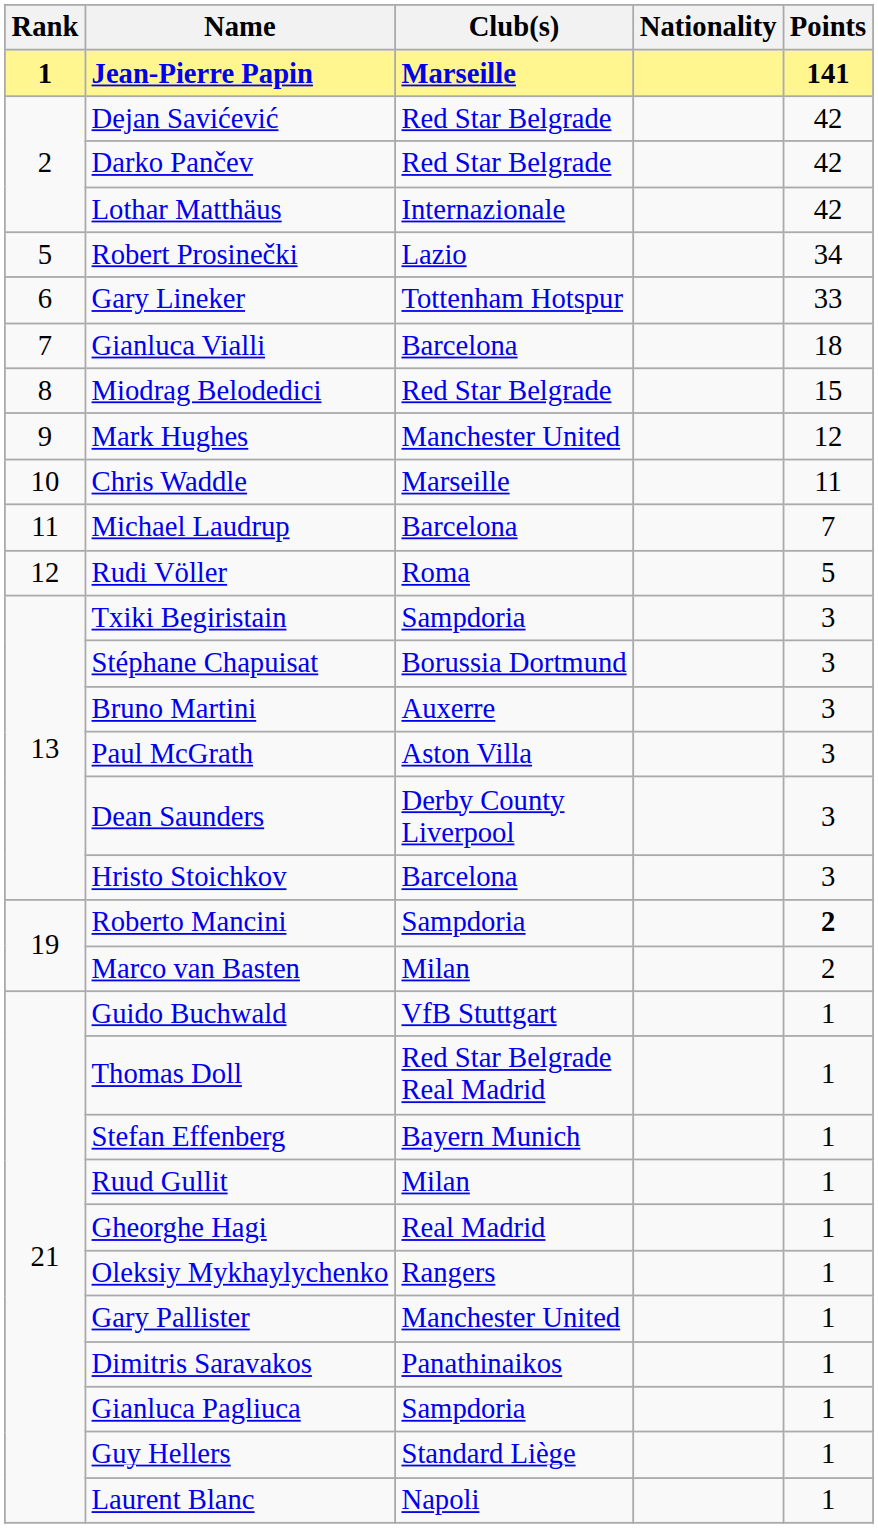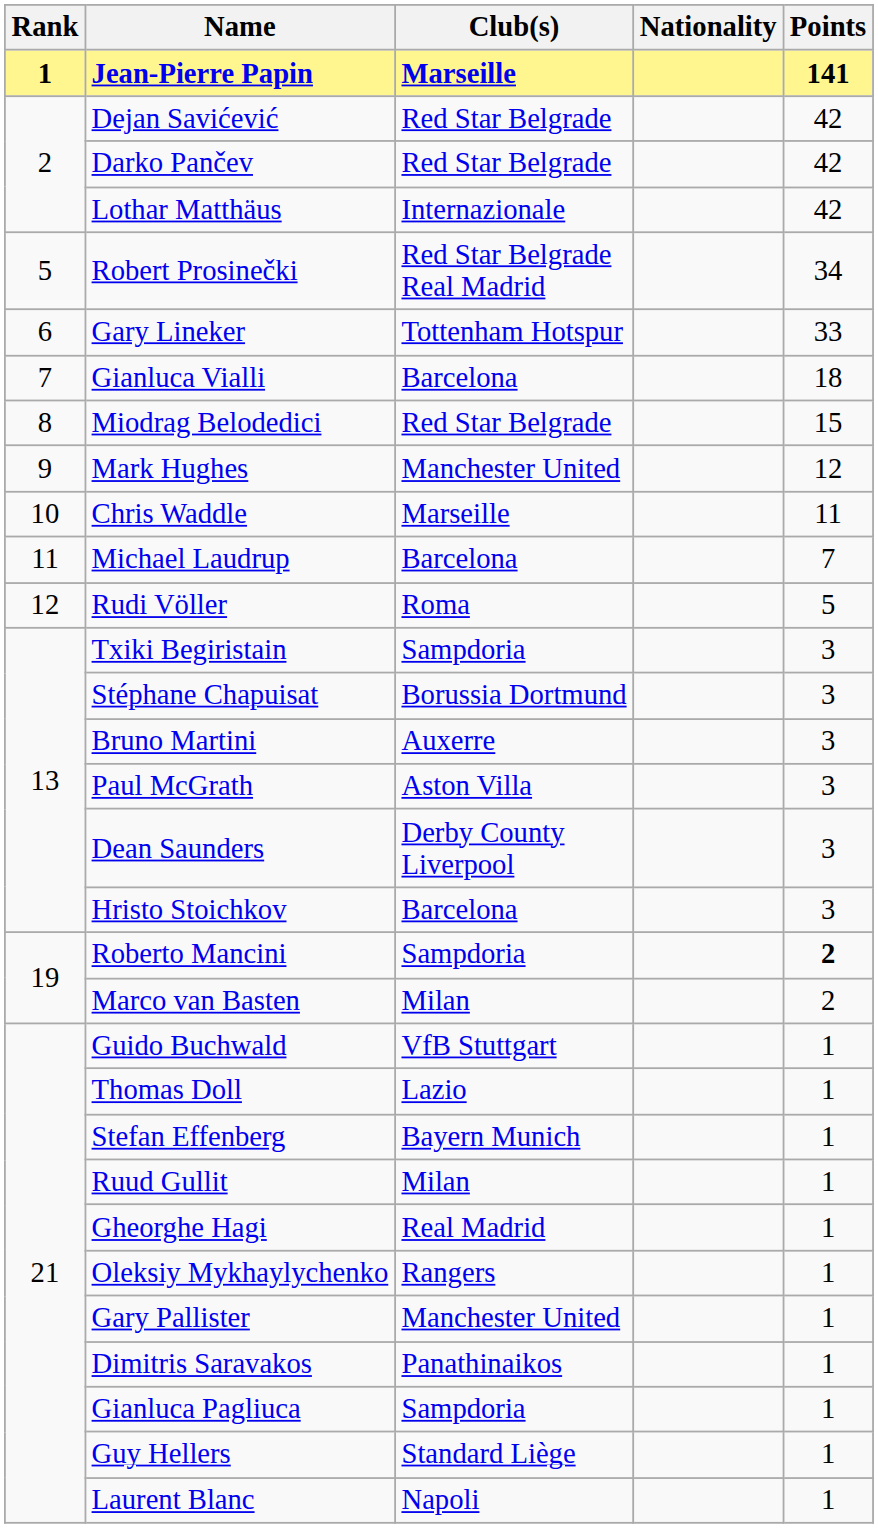(434, 254) Lazio -> (506, 270) Red Star Belgrade Real Madrid
(506, 1074) Red Star Belgrade Real Madrid -> (434, 1090) Lazio
